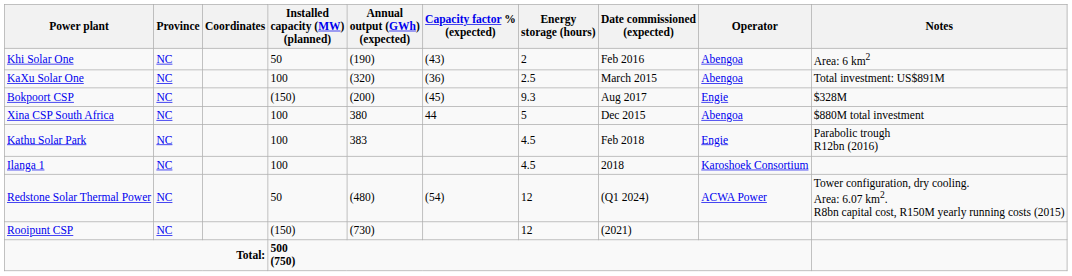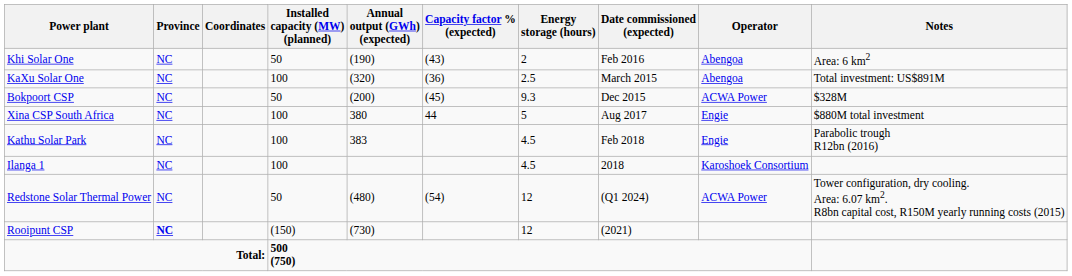(283, 97) (150) -> (276, 97) 50
(624, 97) Aug 2017 -> (623, 97) Dec 2015
(715, 97) Engie -> (734, 97) ACWA Power
(623, 115) Dec 2015 -> (624, 115) Aug 2017
(722, 115) Abengoa -> (715, 115) Engie
(164, 230) normal -> (165, 230) bold
